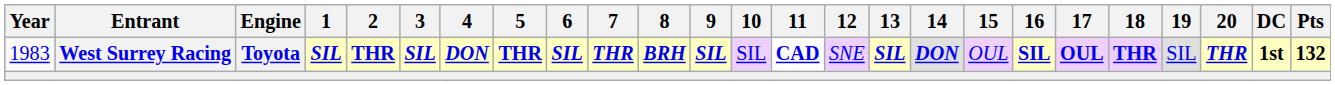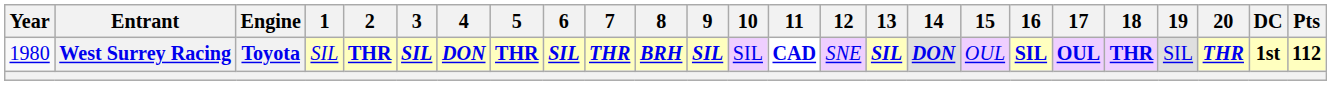(30, 53) 1983 -> (30, 53) 1980
(326, 53) bold -> (324, 53) normal
(1311, 53) 132 -> (1307, 53) 112
